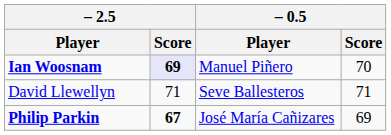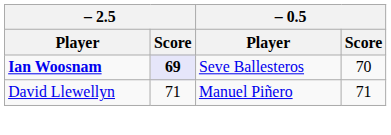(246, 67) Manuel Piñero -> (251, 67) Seve Ballesteros
(251, 92) Seve Ballesteros -> (246, 92) Manuel Piñero
- row: (54, 117)
